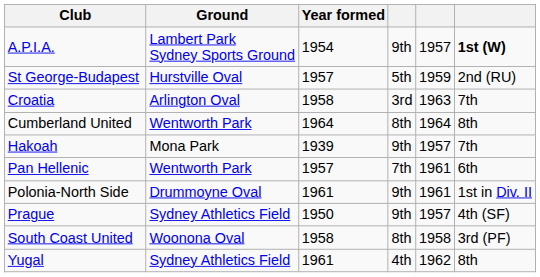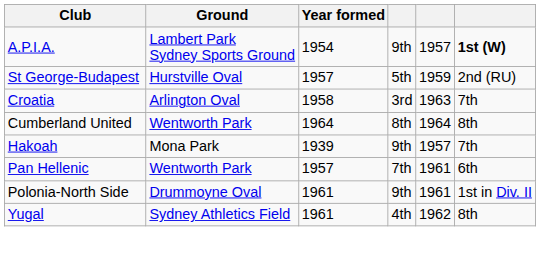- row: (31, 214)
- row: (70, 237)
